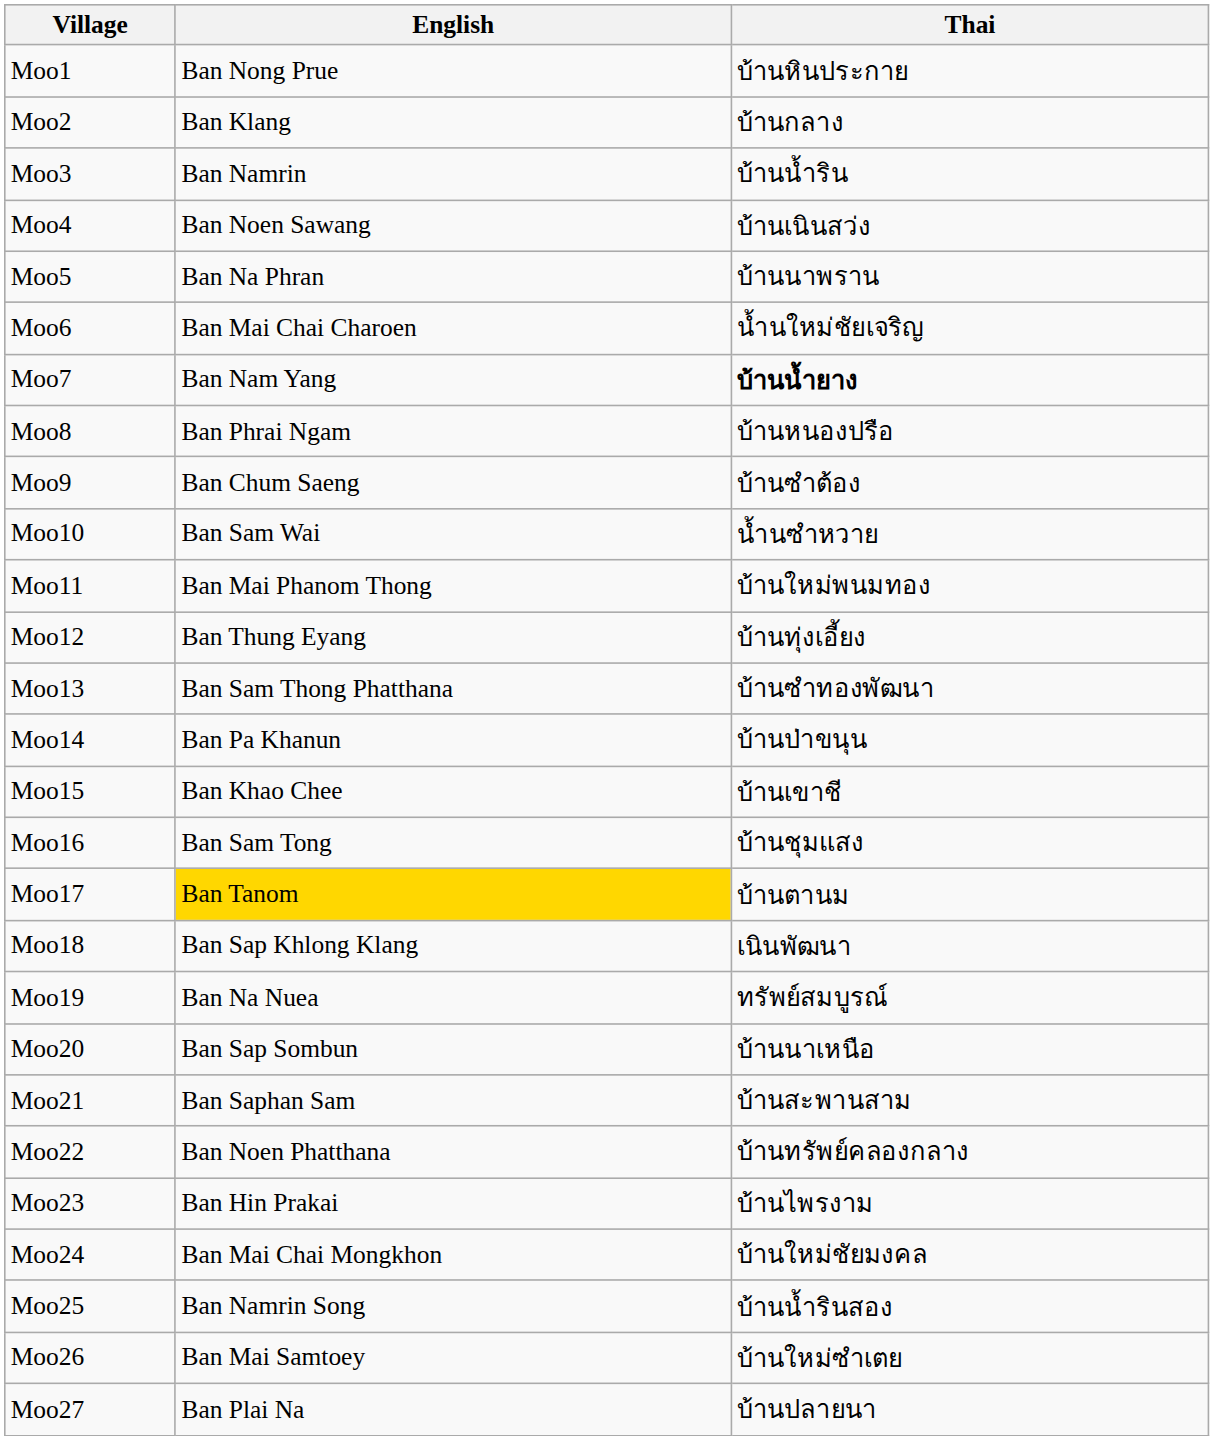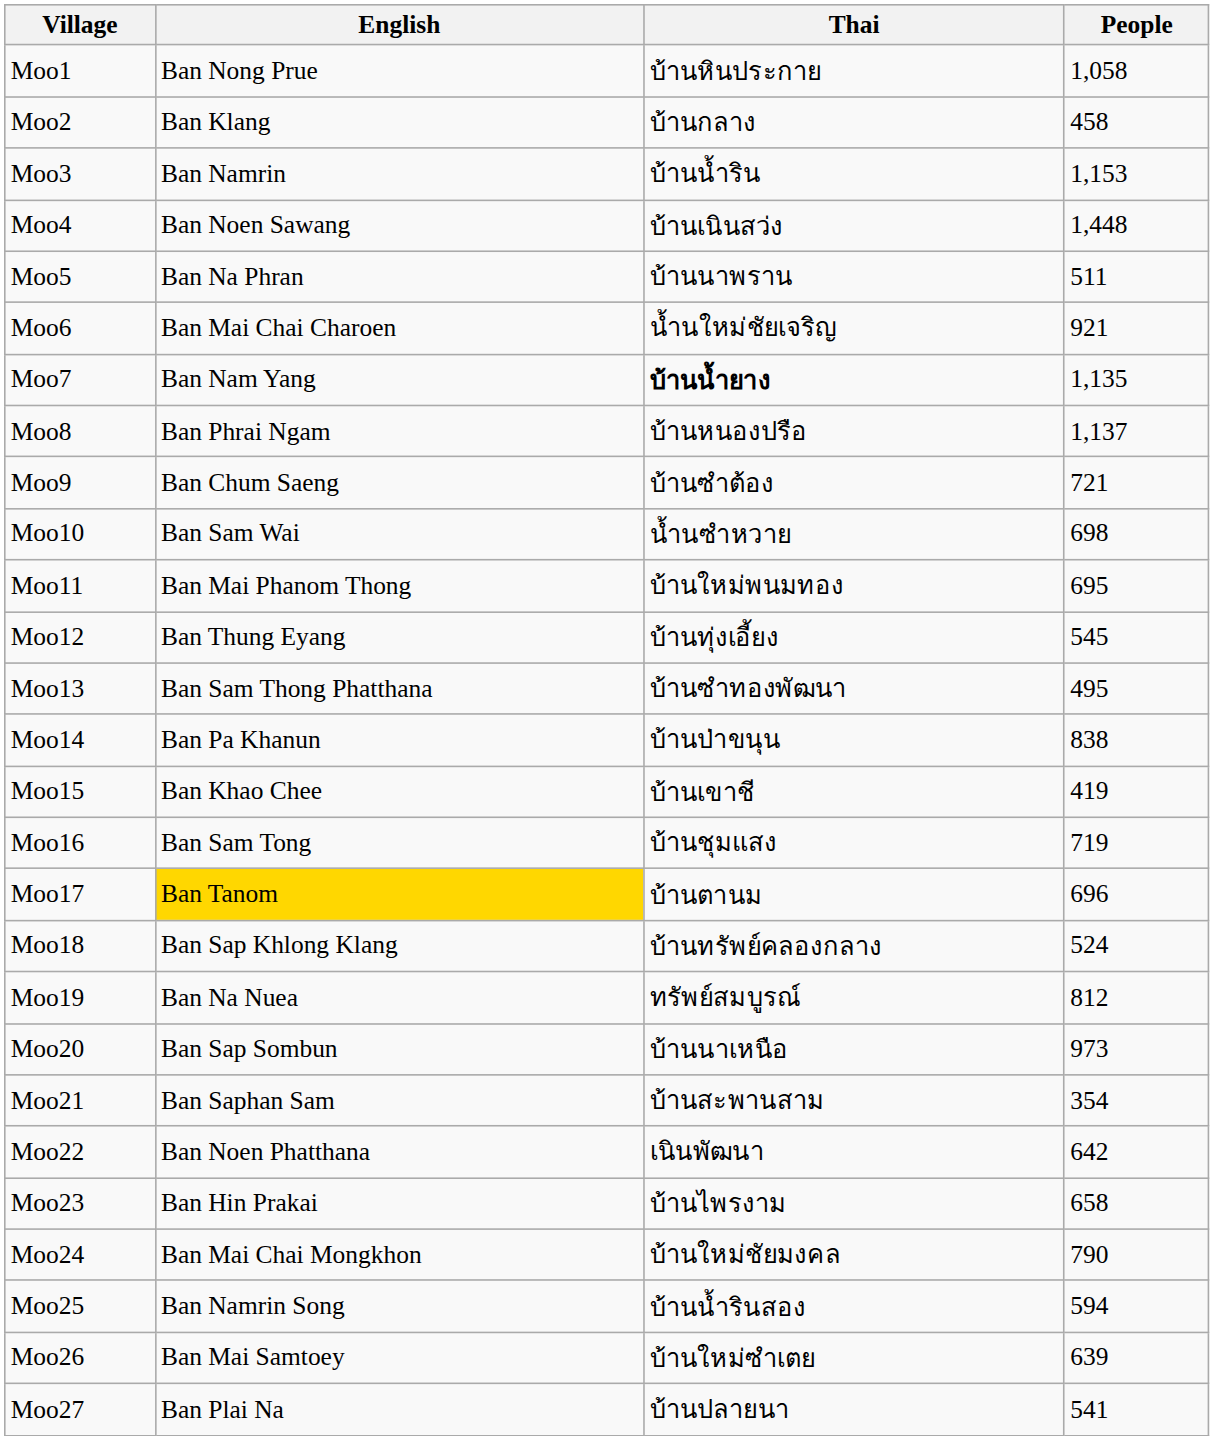+ column: (1137, 24)
(794, 946) เนินพัฒนา -> (766, 946) บ้านทรัพย์คลองกลาง
(853, 1152) บ้านทรัพย์คลองกลาง -> (707, 1152) เนินพัฒนา
